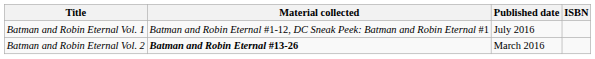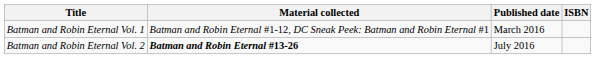(514, 29) July 2016 -> (519, 29) March 2016
(519, 45) March 2016 -> (514, 45) July 2016
